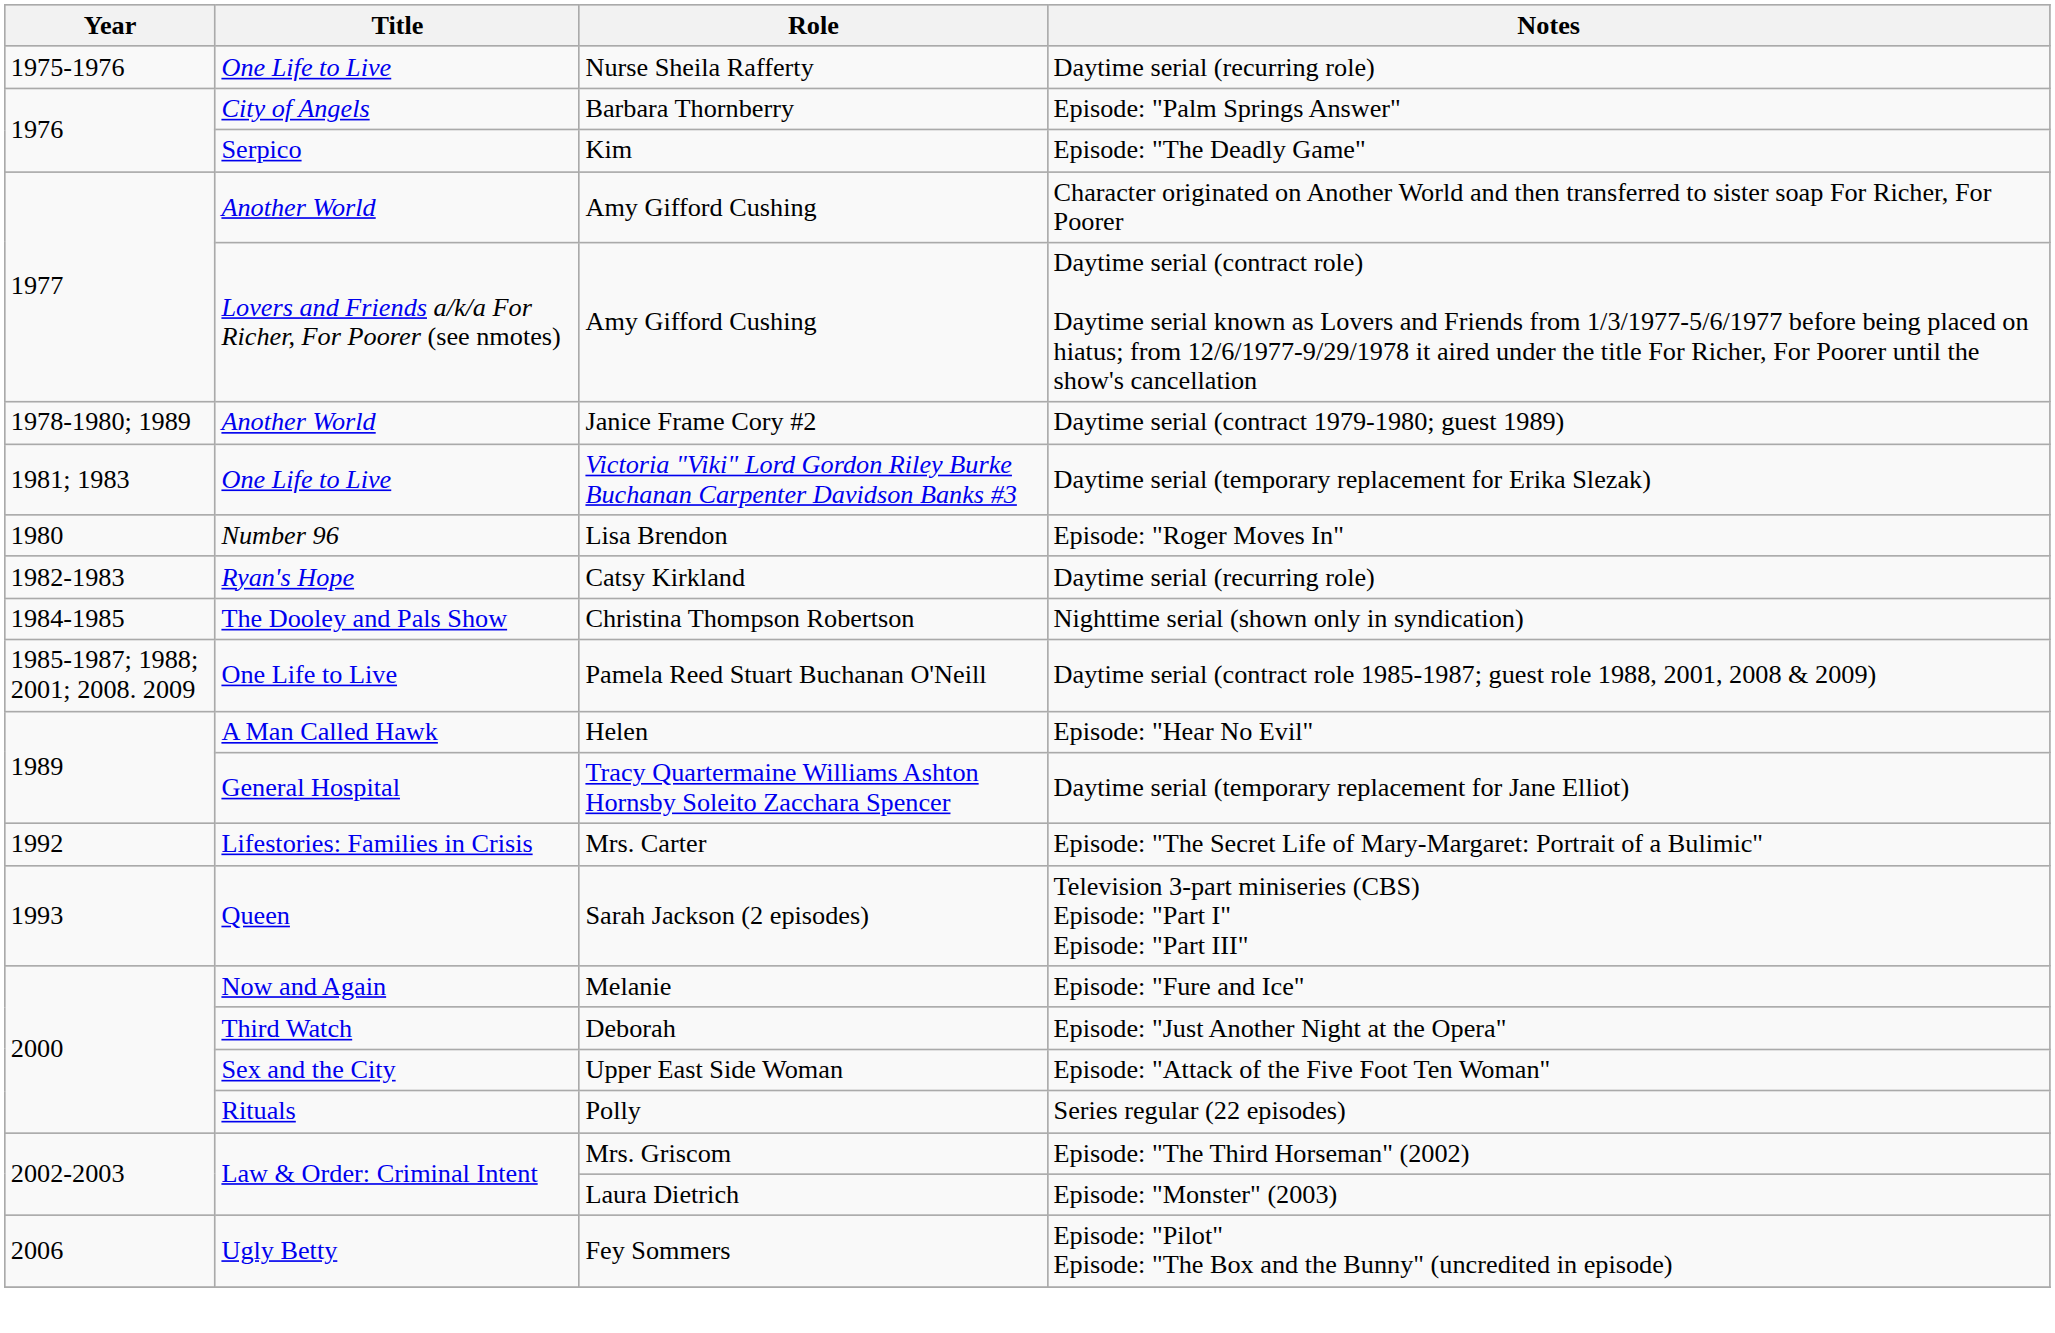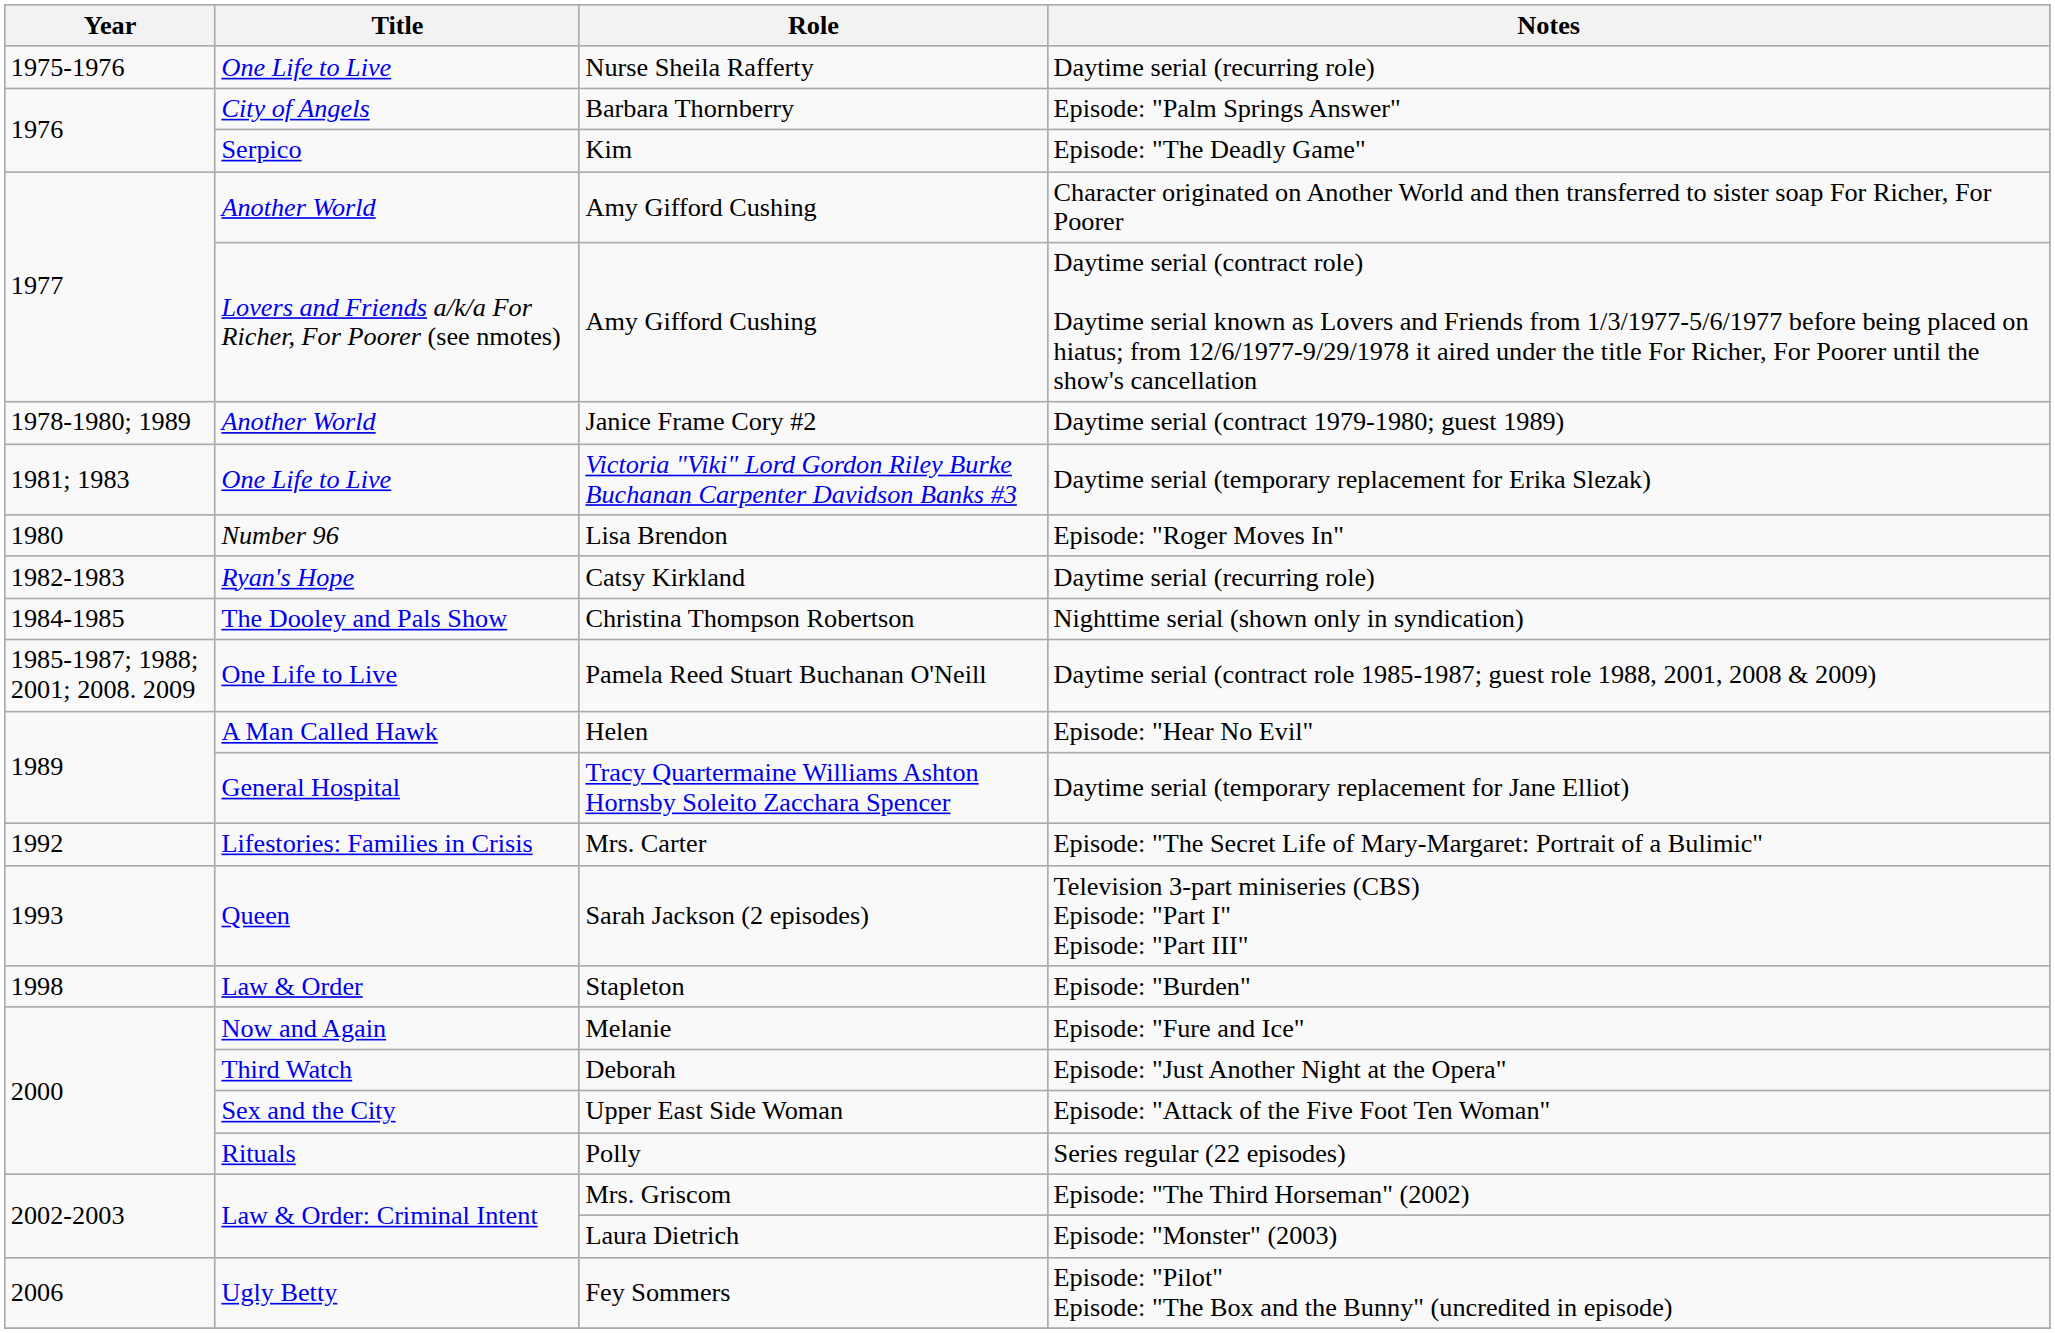+ row: (635, 986)
